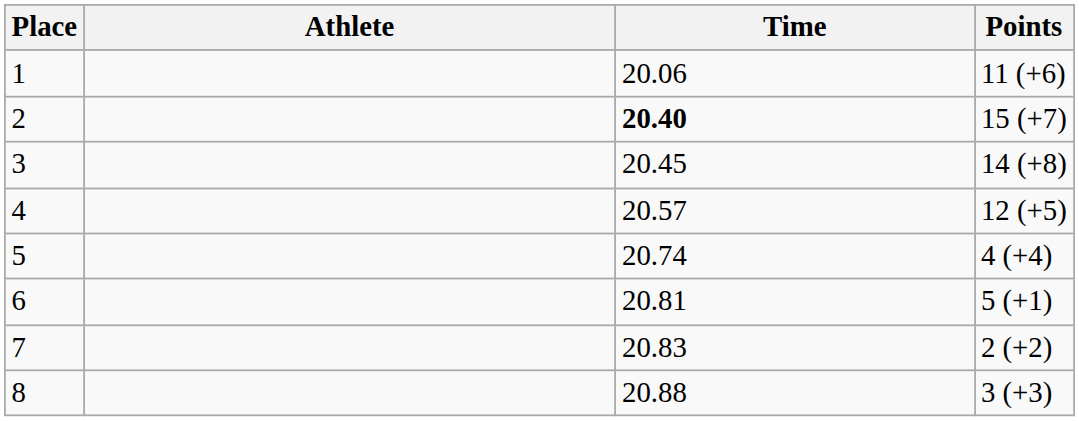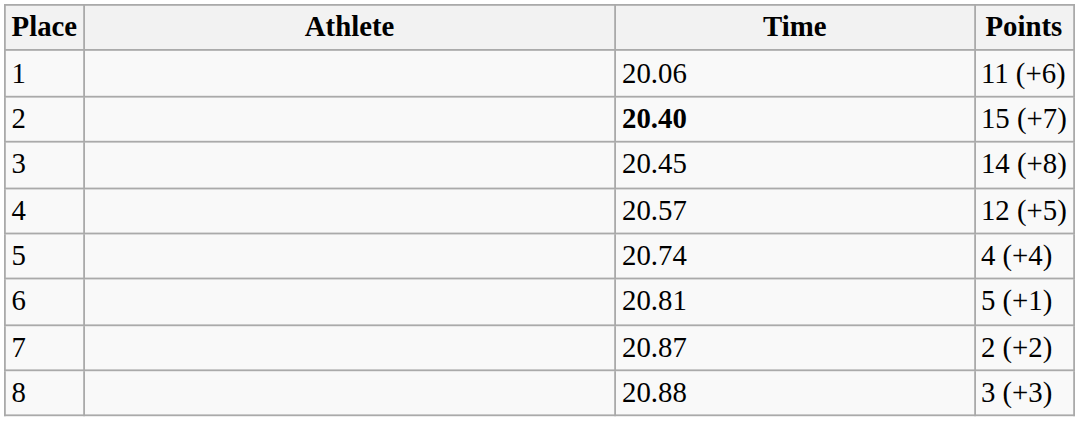(654, 347) 20.83 -> (654, 347) 20.87
